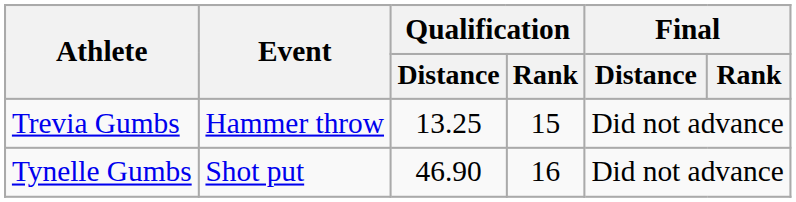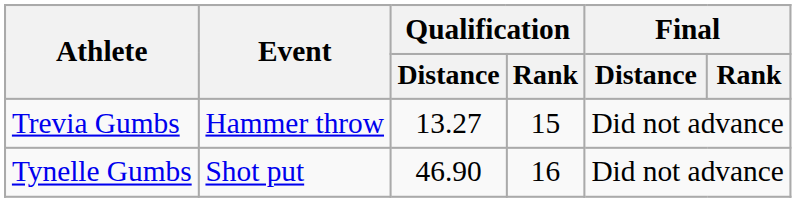(449, 123) 13.25 -> (449, 123) 13.27
